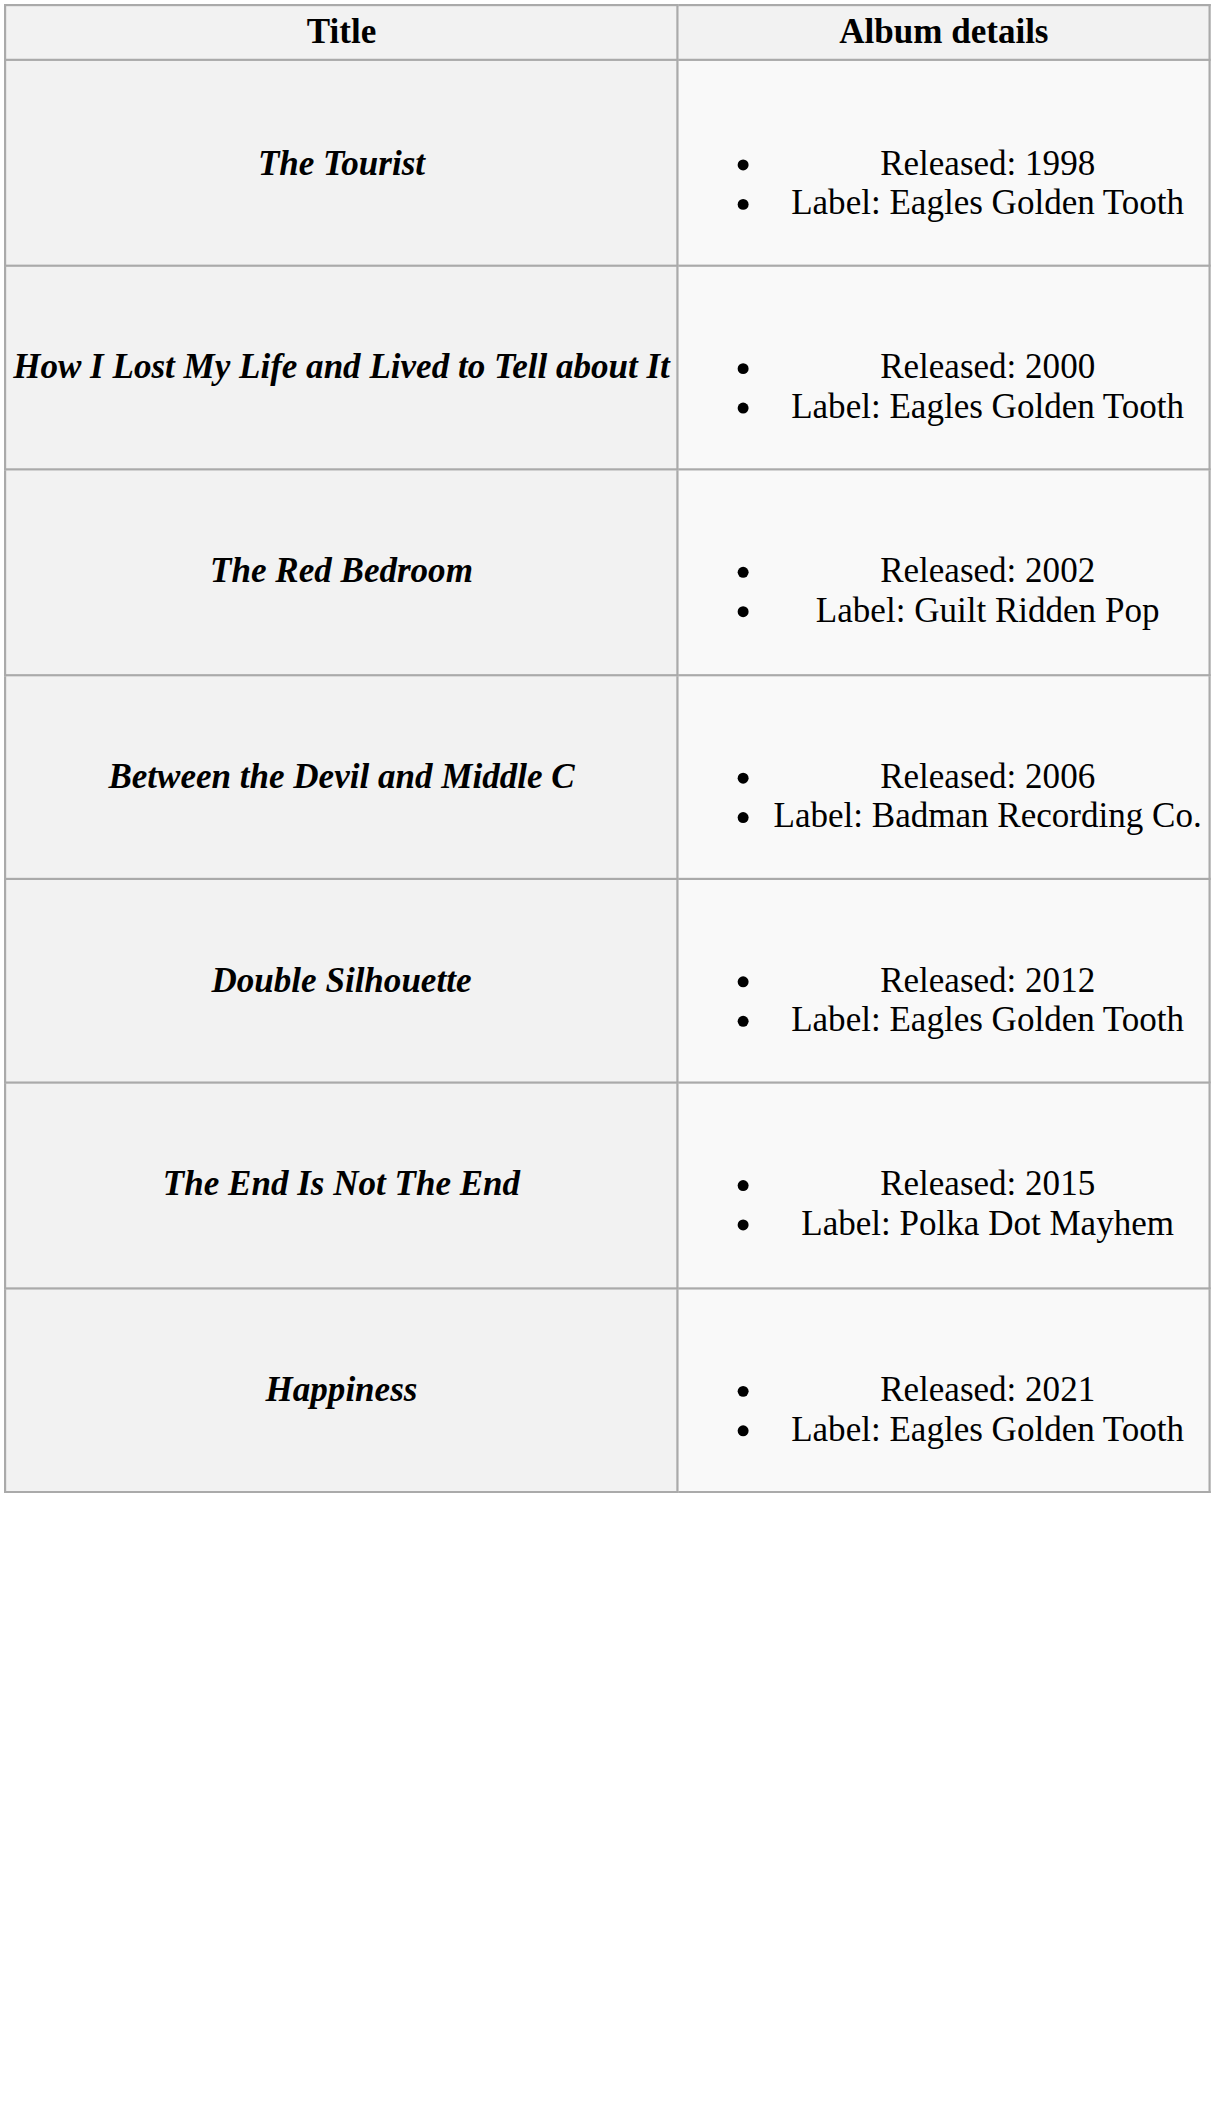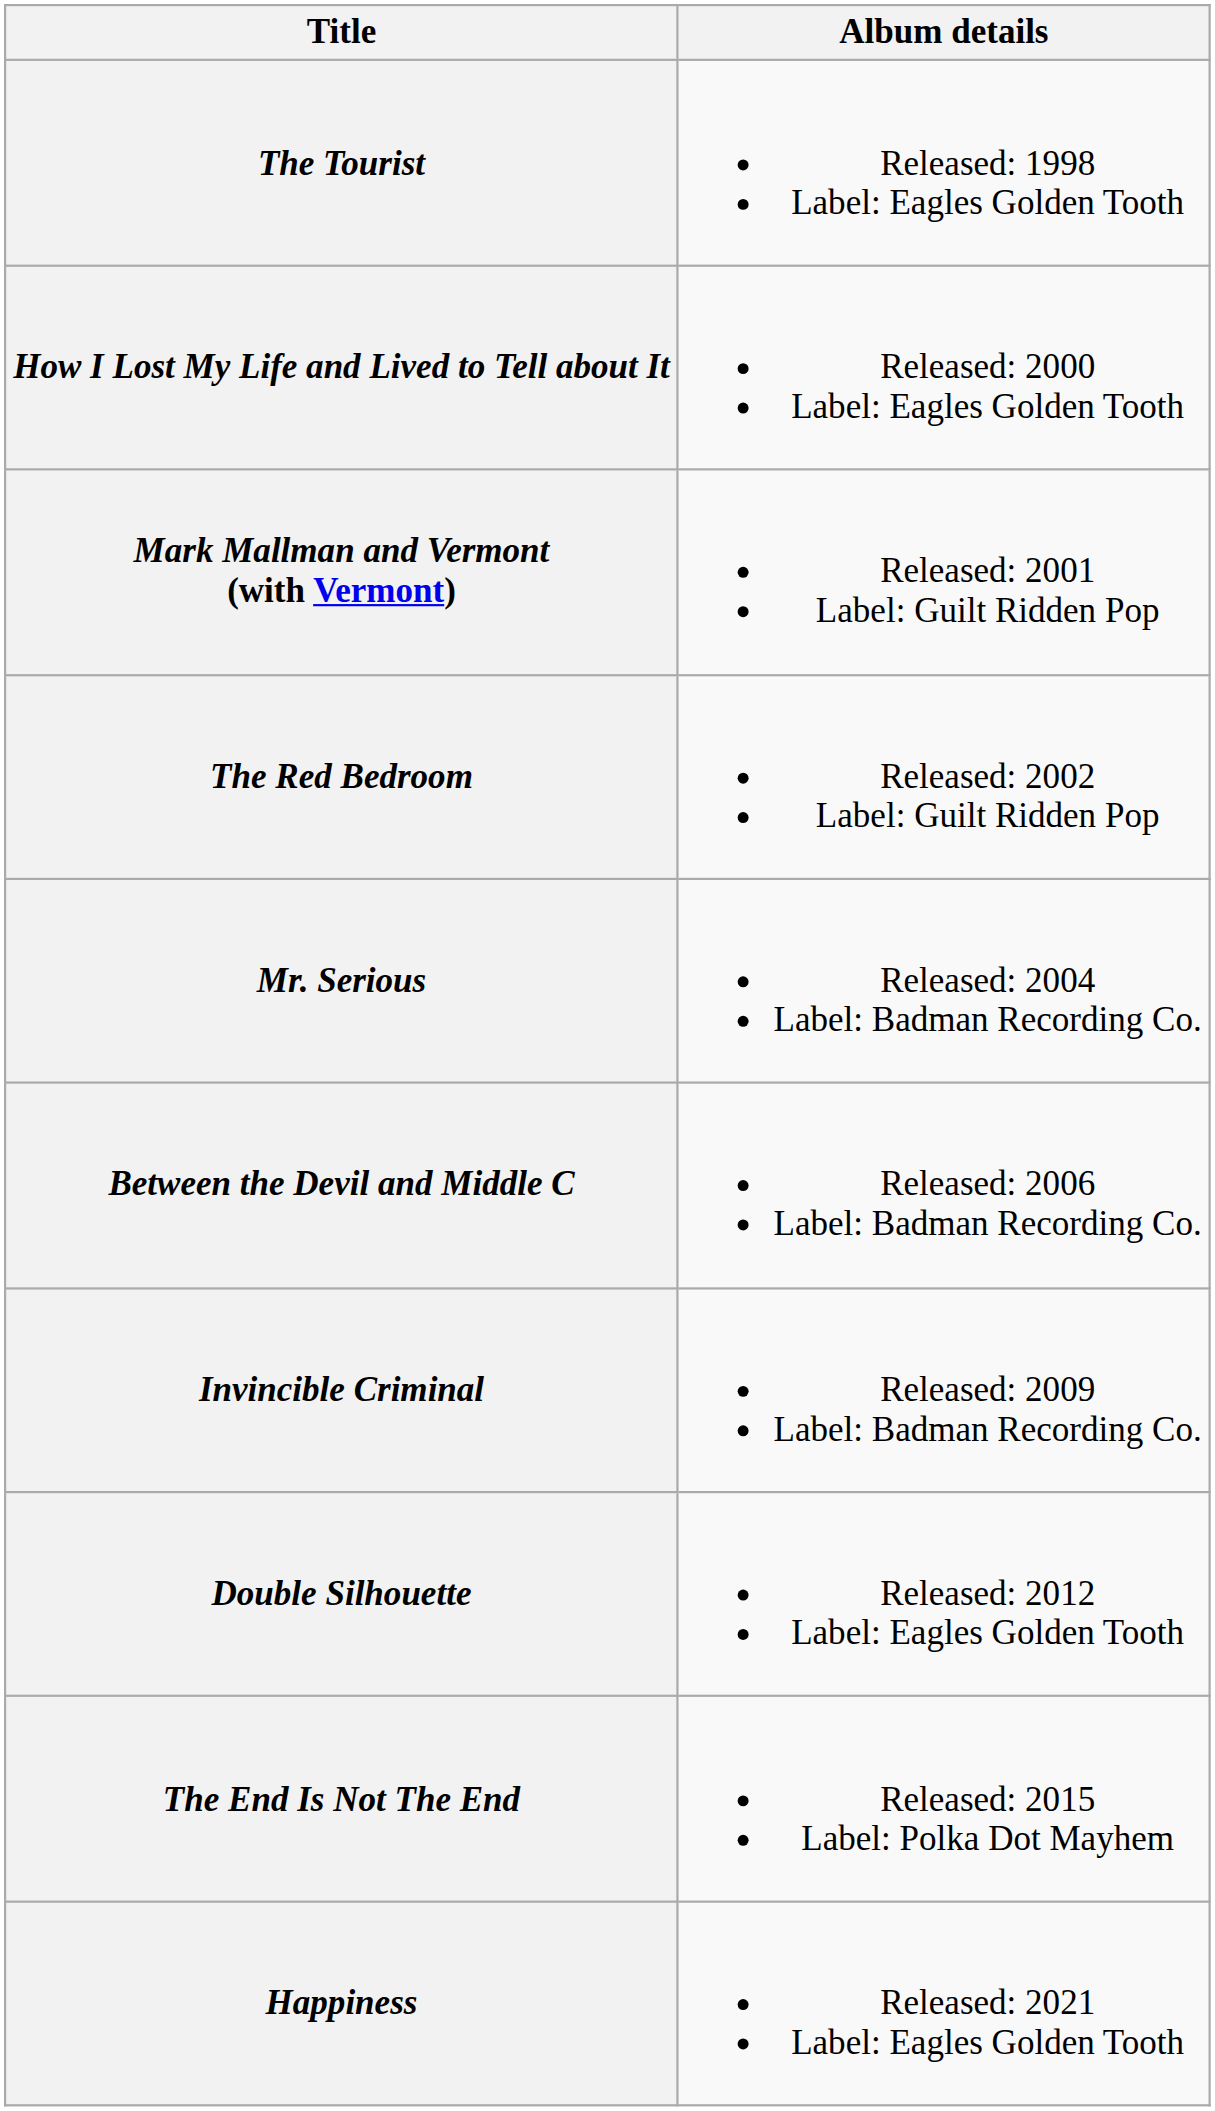+ row: (341, 571)
+ row: (341, 980)
+ row: (341, 1389)
